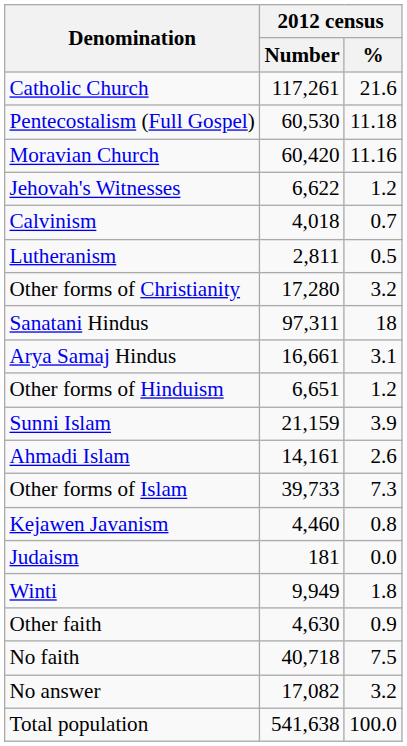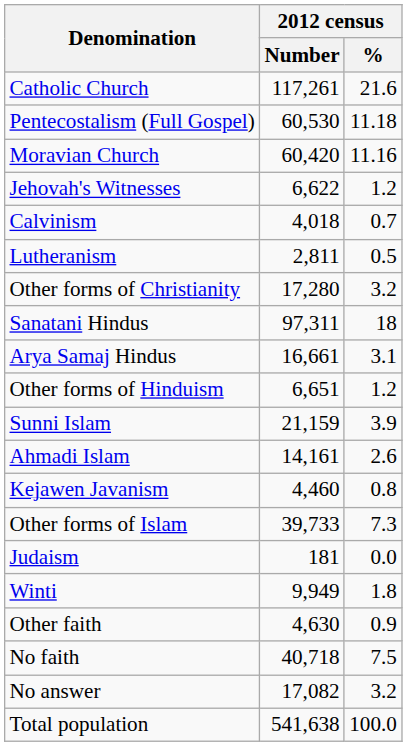rows swapped: (98, 490) <-> (89, 523)
